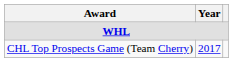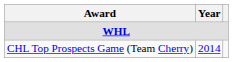(209, 48) 2017 -> (209, 48) 2014
